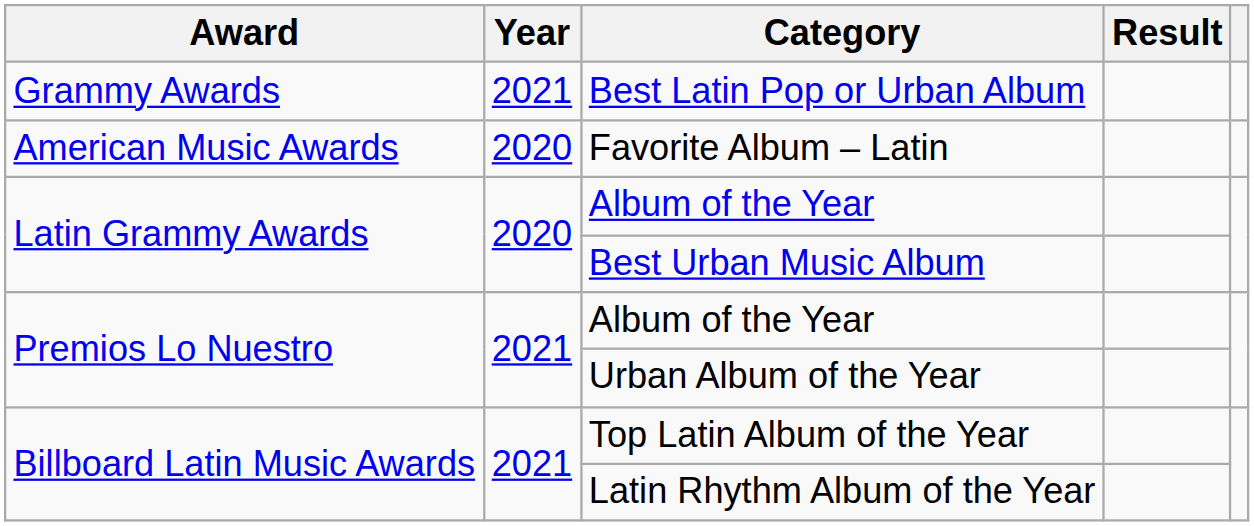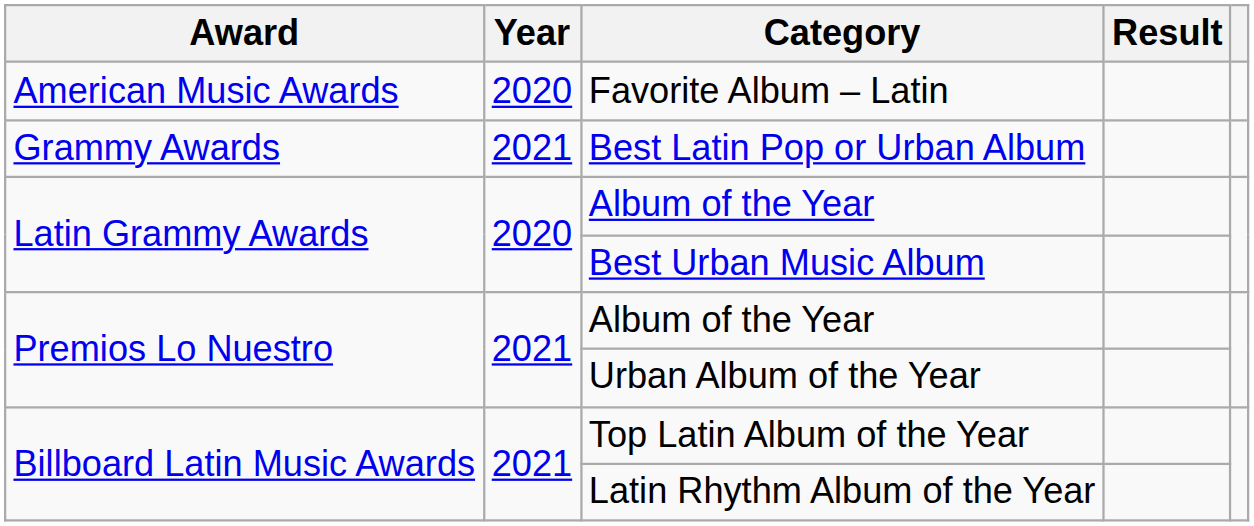rows swapped: (206, 147) <-> (147, 90)
